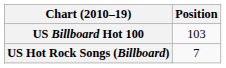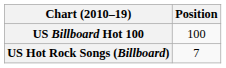(196, 33) 103 -> (196, 33) 100
